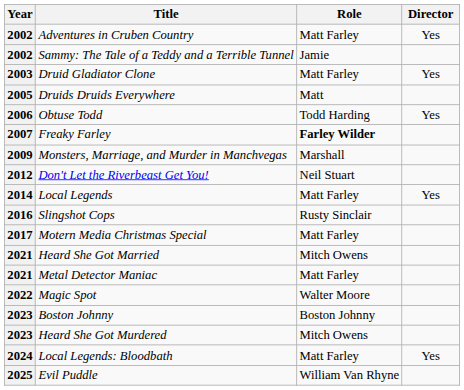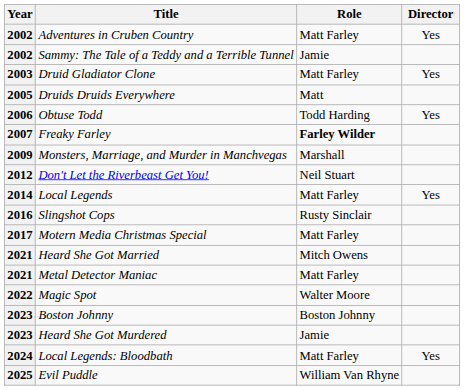(334, 335) Mitch Owens -> (314, 335) Jamie
